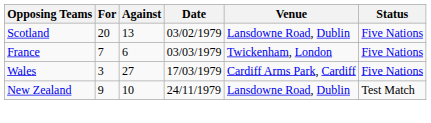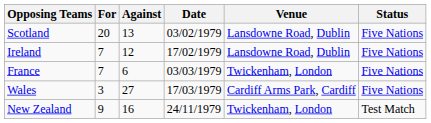+ row: (24, 52)
(128, 90) 10 -> (128, 109) 16
(288, 90) Lansdowne Road, Dublin -> (280, 109) Twickenham, London
